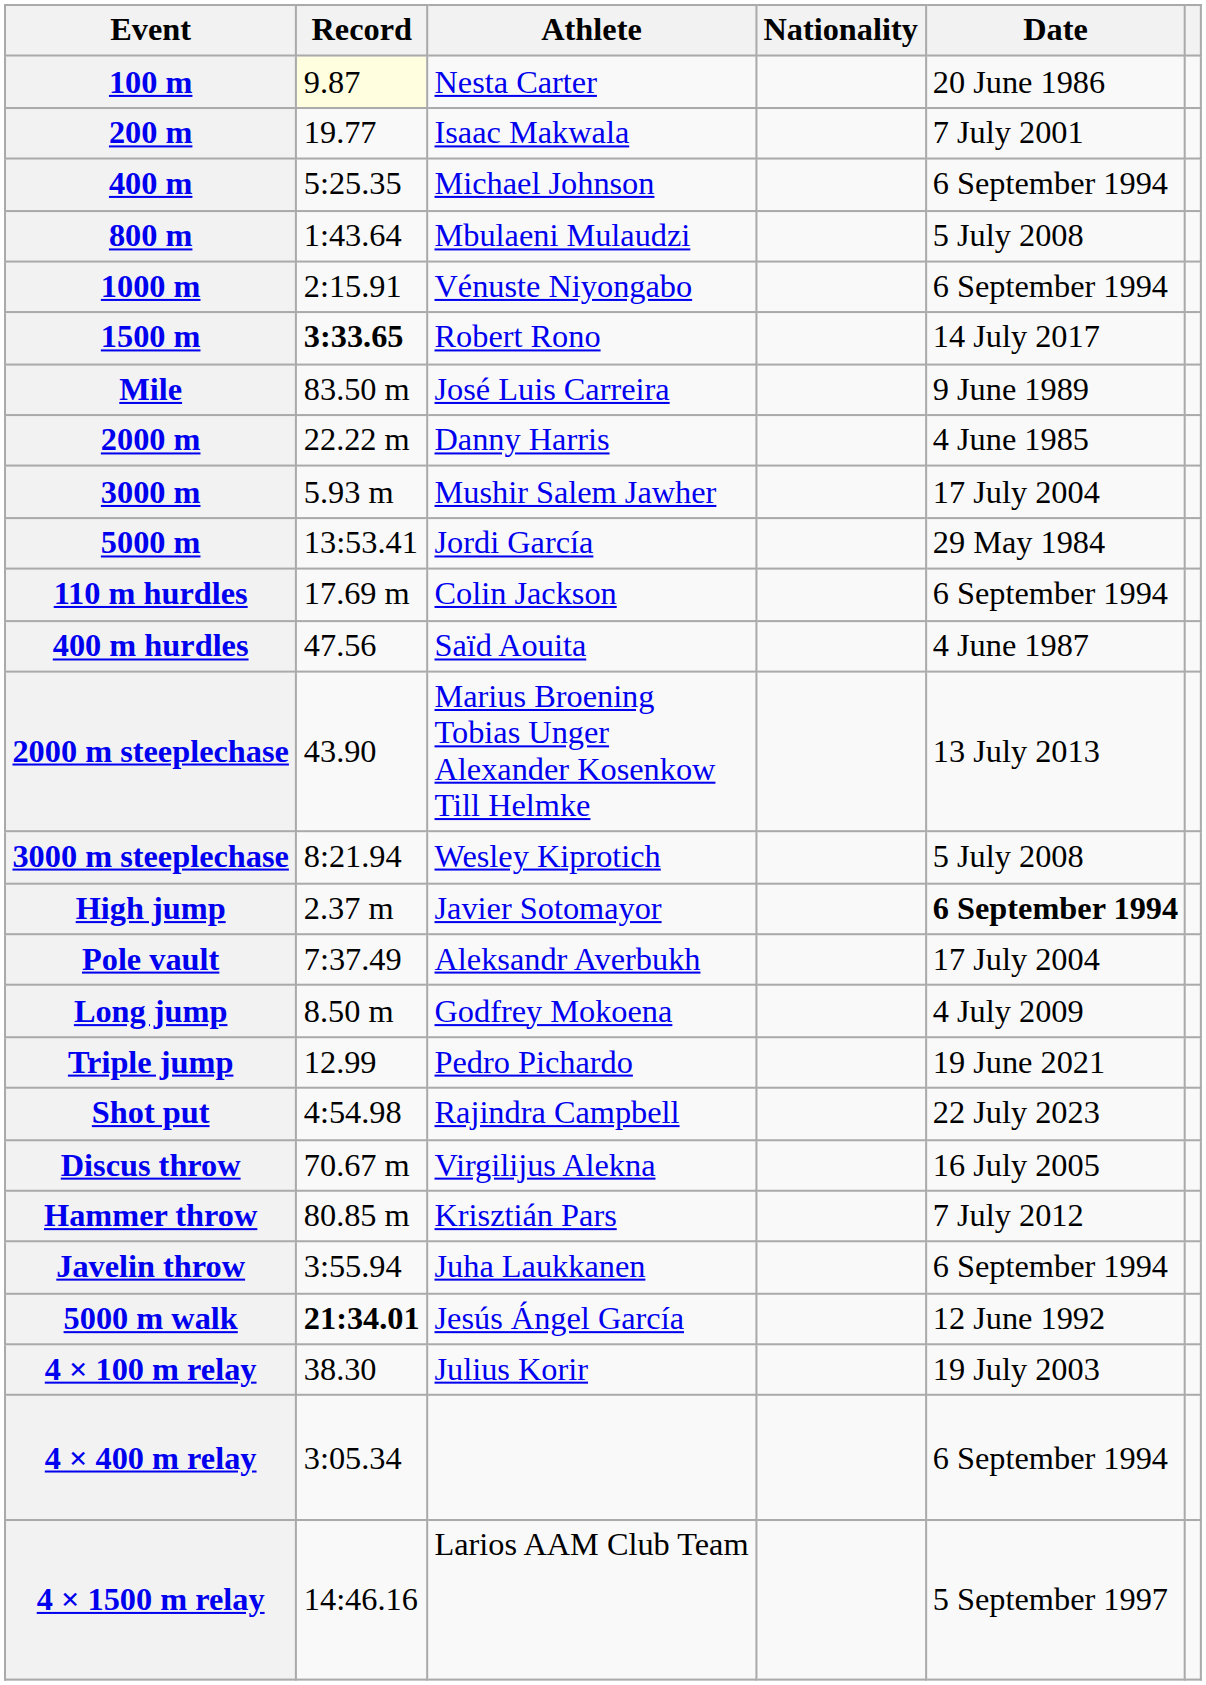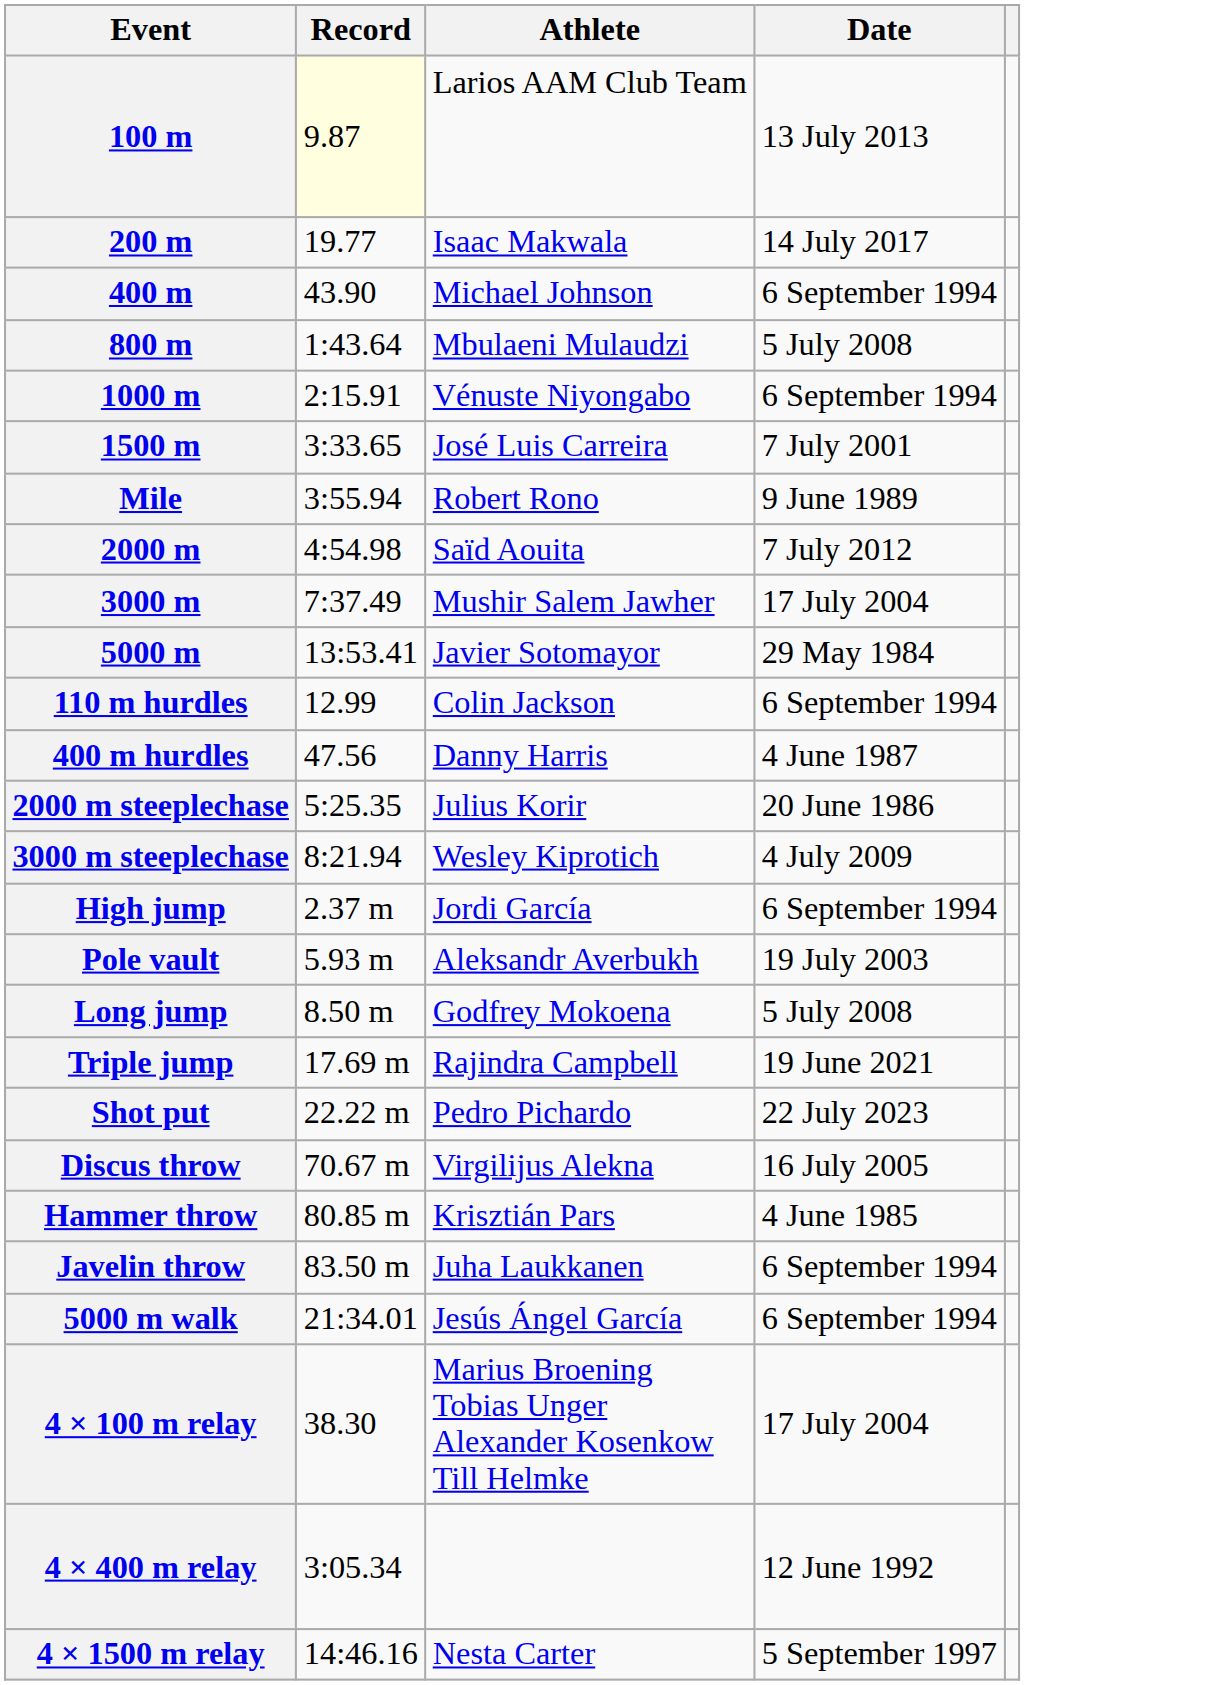- column: (841, 30)
(516, 81) Nesta Carter -> (590, 81) Larios AAM Club Team
(1019, 81) 20 June 1986 -> (845, 135) 13 July 2013
(1008, 132) 7 July 2001 -> (845, 241) 14 July 2017
(353, 183) 5:25.35 -> (340, 292) 43.90
(354, 337) bold -> (353, 446) normal
(518, 337) Robert Rono -> (550, 446) José Luis Carreira
(1016, 337) 14 July 2017 -> (837, 446) 7 July 2001
(357, 388) 83.50 m -> (353, 498) 3:55.94
(552, 388) José Luis Carreira -> (516, 498) Robert Rono
(357, 440) 22.22 m -> (353, 549) 4:54.98
(522, 440) Danny Harris -> (509, 549) Saïd Aouita
(1011, 440) 4 June 1985 -> (837, 549) 7 July 2012
(349, 491) 5.93 m -> (353, 600) 7:37.49
(514, 542) Jordi García -> (546, 651) Javier Sotomayor
(357, 593) 17.69 m -> (340, 703) 12.99
(510, 645) Saïd Aouita -> (520, 754) Danny Harris
(340, 751) 43.90 -> (353, 805) 5:25.35
(575, 751) Marius Broening Tobias Unger Alexander Kosenkow Till Helmke -> (510, 805) Julius Korir
(1016, 751) 13 July 2013 -> (848, 805) 20 June 1986
(1008, 856) 5 July 2008 -> (837, 856) 4 July 2009
(548, 908) Javier Sotomayor -> (512, 908) Jordi García
(1055, 908) bold -> (879, 908) normal
(353, 959) 7:37.49 -> (349, 959) 5.93 m
(1016, 959) 17 July 2004 -> (845, 959) 19 July 2003
(1008, 1010) 4 July 2009 -> (837, 1010) 5 July 2008
(340, 1061) 12.99 -> (357, 1061) 17.69 m
(534, 1061) Pedro Pichardo -> (555, 1061) Rajindra Campbell
(353, 1113) 4:54.98 -> (357, 1113) 22.22 m
(557, 1113) Rajindra Campbell -> (532, 1113) Pedro Pichardo
(1008, 1215) 7 July 2012 -> (840, 1215) 4 June 1985
(353, 1266) 3:55.94 -> (357, 1266) 83.50 m
(362, 1318) bold -> (361, 1318) normal
(1019, 1318) 12 June 1992 -> (879, 1318) 6 September 1994
(511, 1369) Julius Korir -> (573, 1423) Marius Broening Tobias Unger Alexander Kosenkow Till Helmke
(1016, 1369) 19 July 2003 -> (845, 1423) 17 July 2004
(1050, 1457) 6 September 1994 -> (848, 1566) 12 June 1992
(592, 1544) Larios AAM Club Team -> (514, 1653) Nesta Carter
